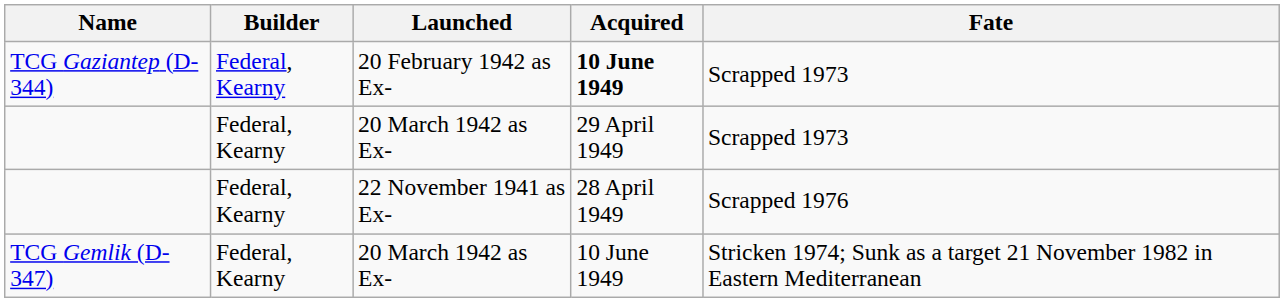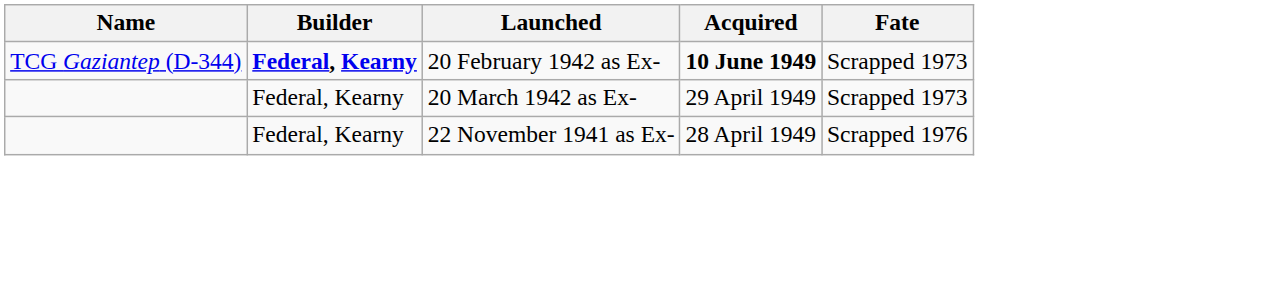(254, 73) normal -> (335, 60) bold
- row: (90, 264)
